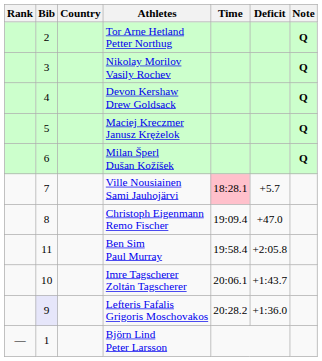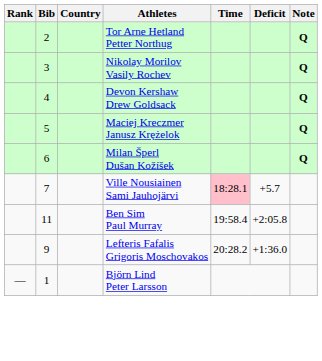- row: (155, 219)
- row: (146, 280)
(47, 310) lavender background -> (47, 249) no background
